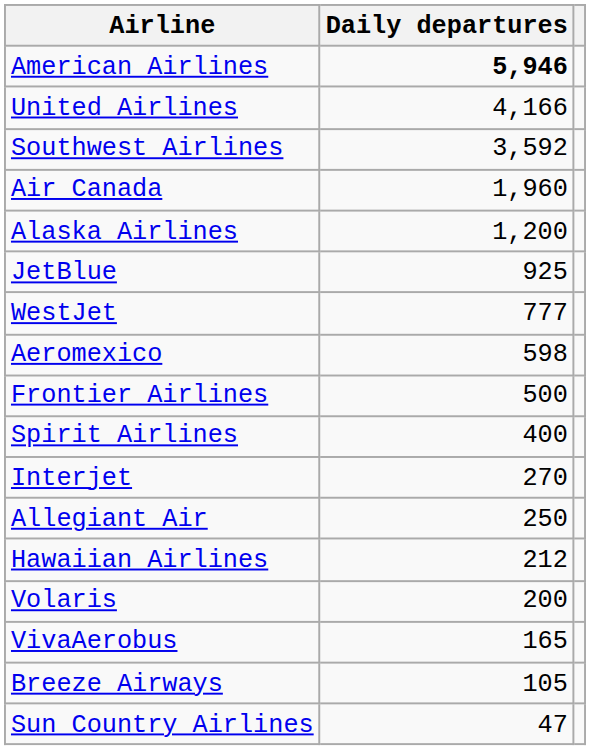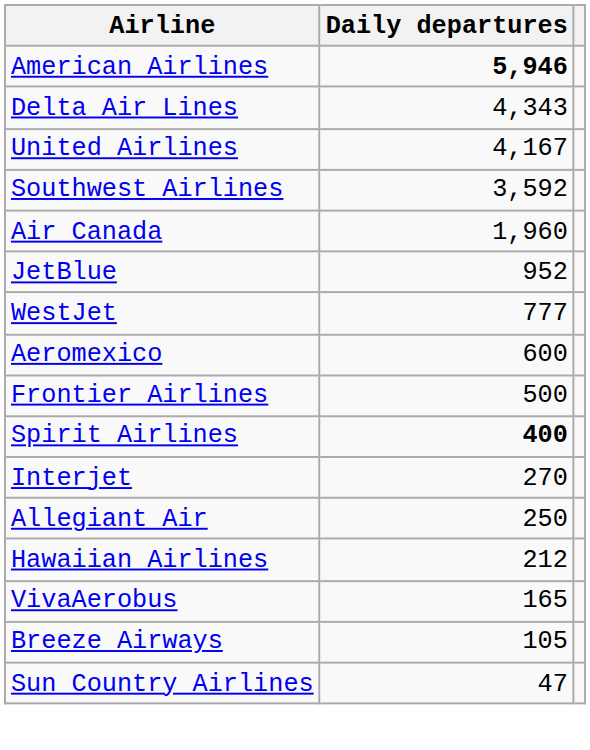+ row: (124, 108)
(530, 108) 4,166 -> (530, 149) 4,167
- row: (124, 231)
(545, 272) 925 -> (545, 272) 952
(545, 354) 598 -> (545, 354) 600
(545, 437) normal -> (545, 437) bold
- row: (64, 601)
